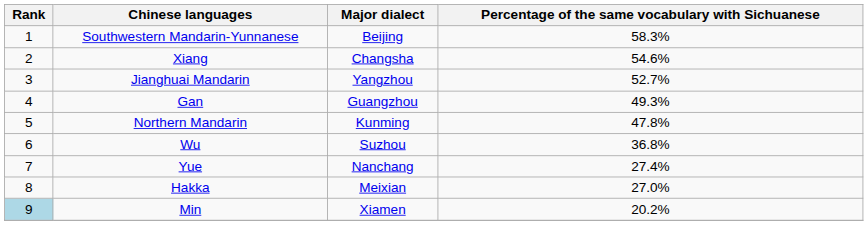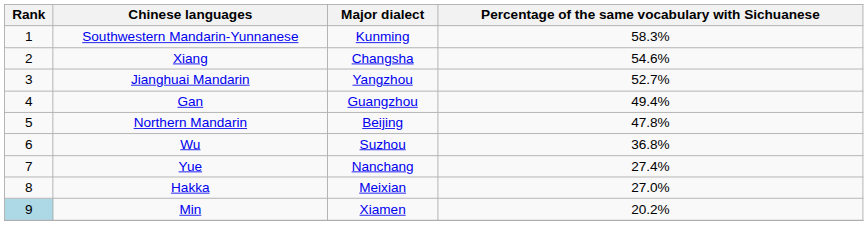(383, 36) Beijing -> (383, 36) Kunming
(650, 101) 49.3% -> (650, 101) 49.4%
(383, 123) Kunming -> (383, 123) Beijing
